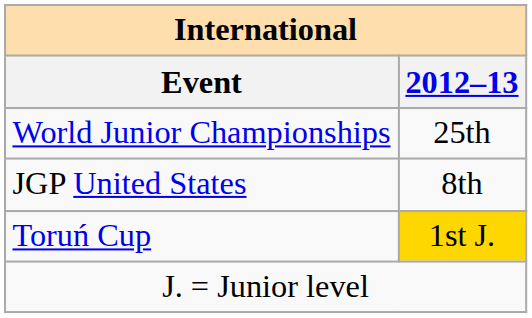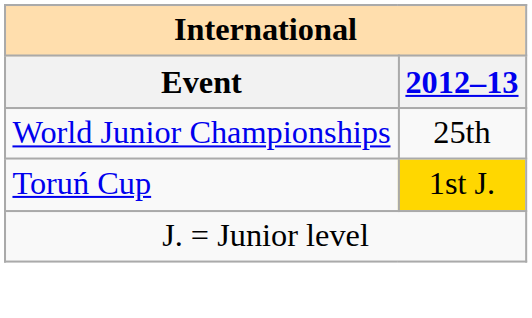- row: (129, 183)
